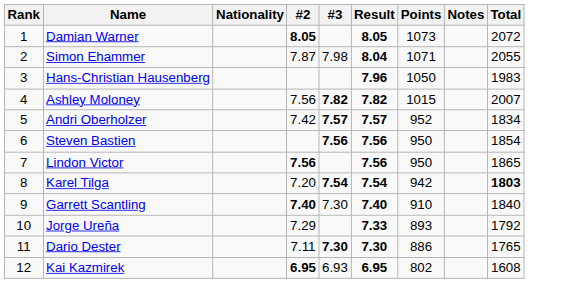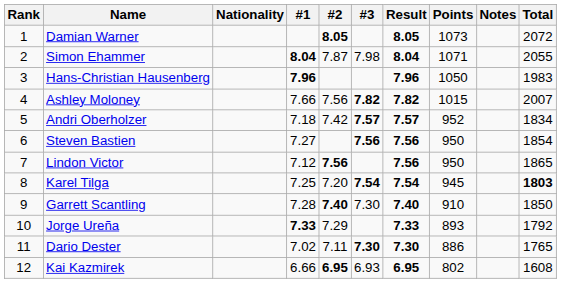+ column: (303, 15)
(421, 183) 942 -> (453, 183) 945
(506, 204) 1840 -> (538, 204) 1850
